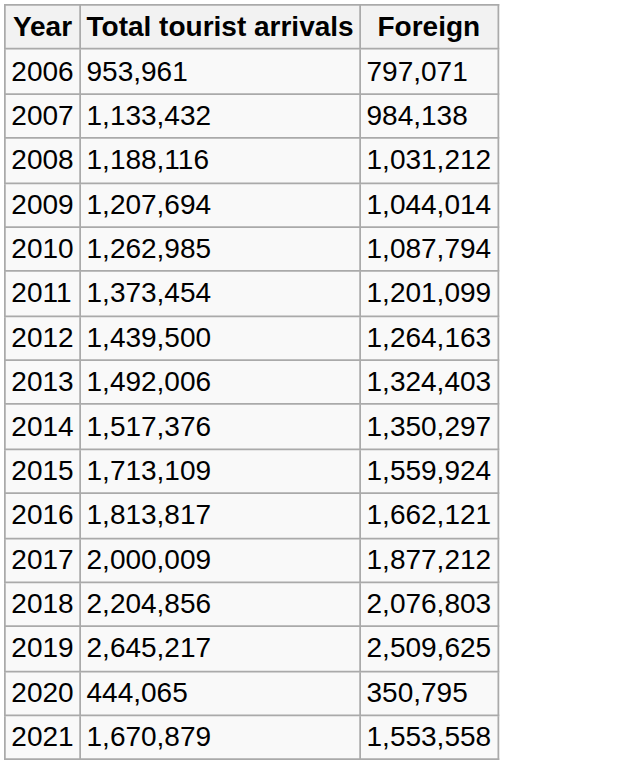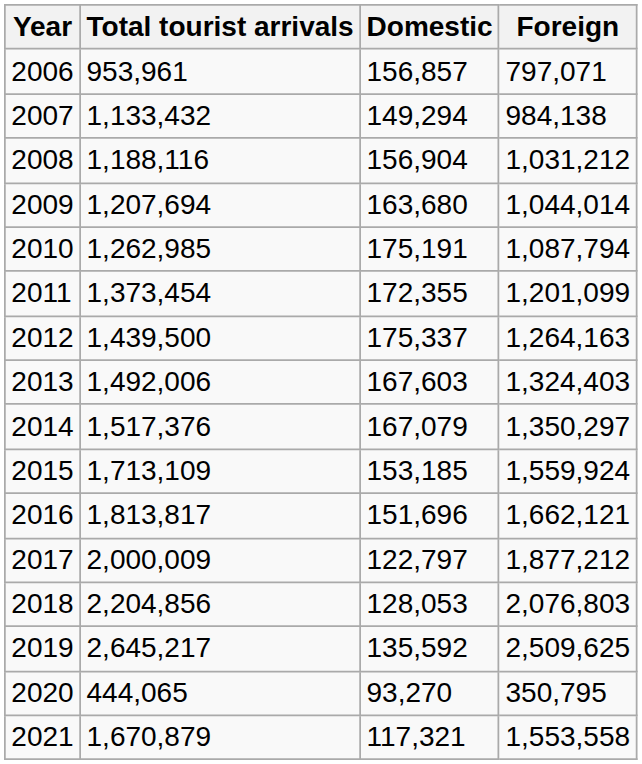+ column: (430, 26)
